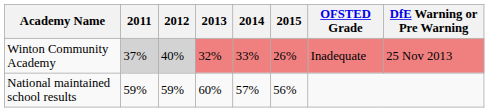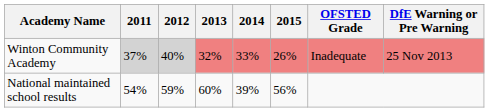(135, 90) 59% -> (135, 90) 54%
(247, 90) 57% -> (247, 90) 39%
